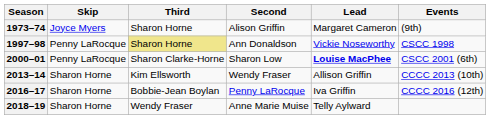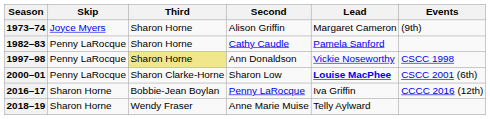+ row: (26, 43)
- row: (26, 75)
